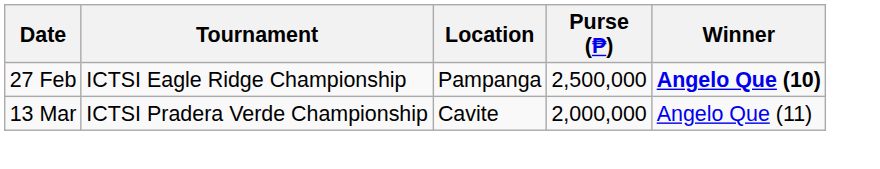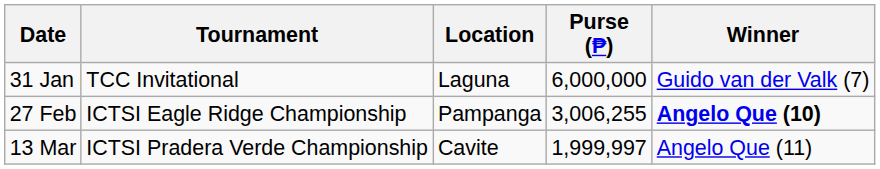+ row: (42, 80)
(599, 80) 2,500,000 -> (599, 114) 3,006,255
(599, 114) 2,000,000 -> (599, 148) 1,999,997
